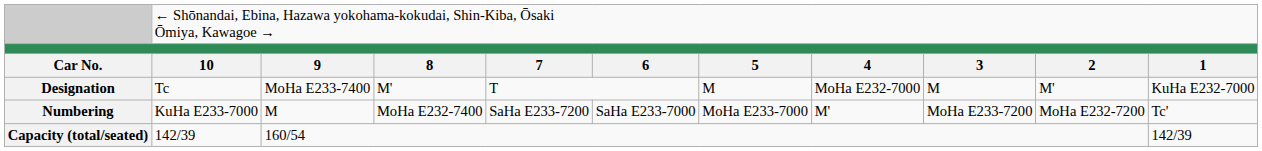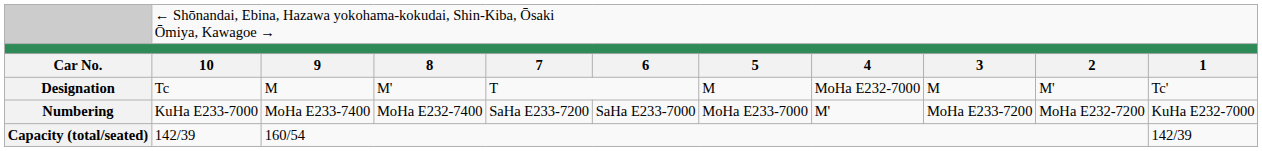(317, 88) MoHa E233-7400 -> (271, 88) M
(1203, 88) KuHa E232-7000 -> (1160, 88) Tc'
(271, 111) M -> (317, 111) MoHa E233-7400
(1160, 111) Tc' -> (1203, 111) KuHa E232-7000
